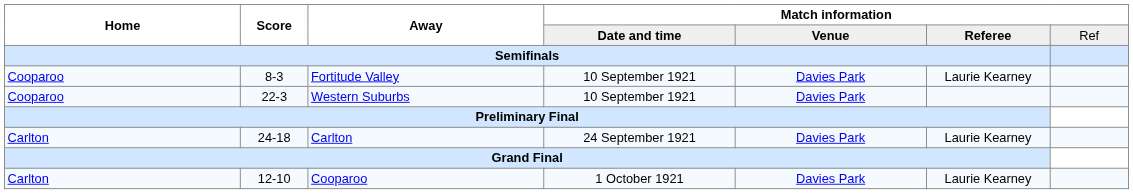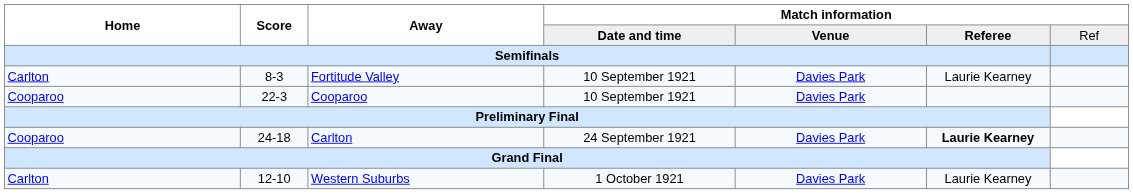(36, 76) Cooparoo -> (28, 76) Carlton
(360, 97) Western Suburbs -> (339, 97) Cooparoo
(28, 138) Carlton -> (36, 138) Cooparoo
(988, 138) normal -> (988, 138) bold
(339, 178) Cooparoo -> (360, 178) Western Suburbs
